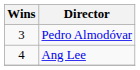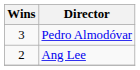(21, 55) 4 -> (21, 55) 2
